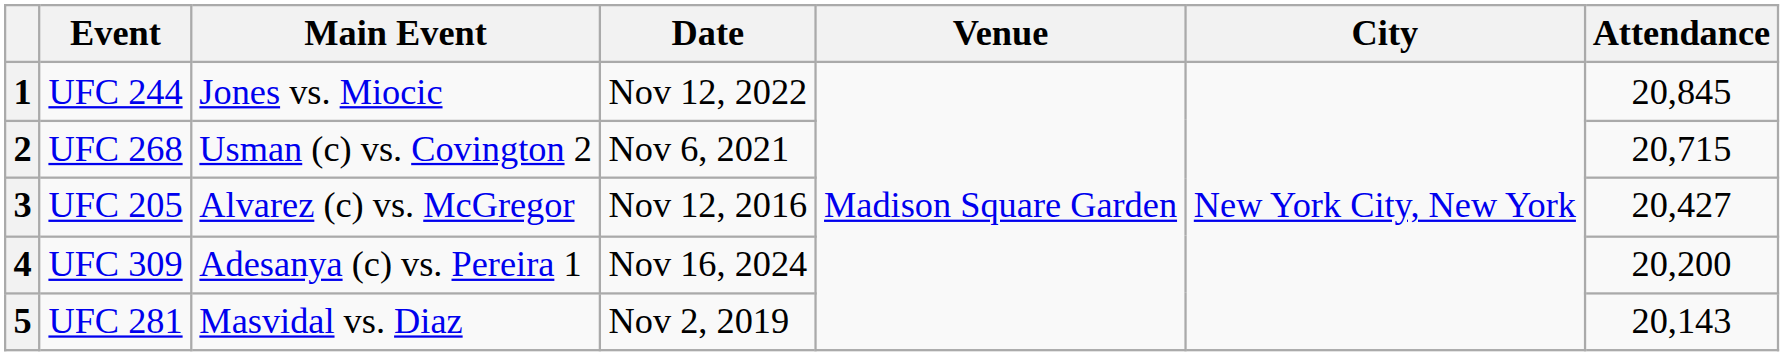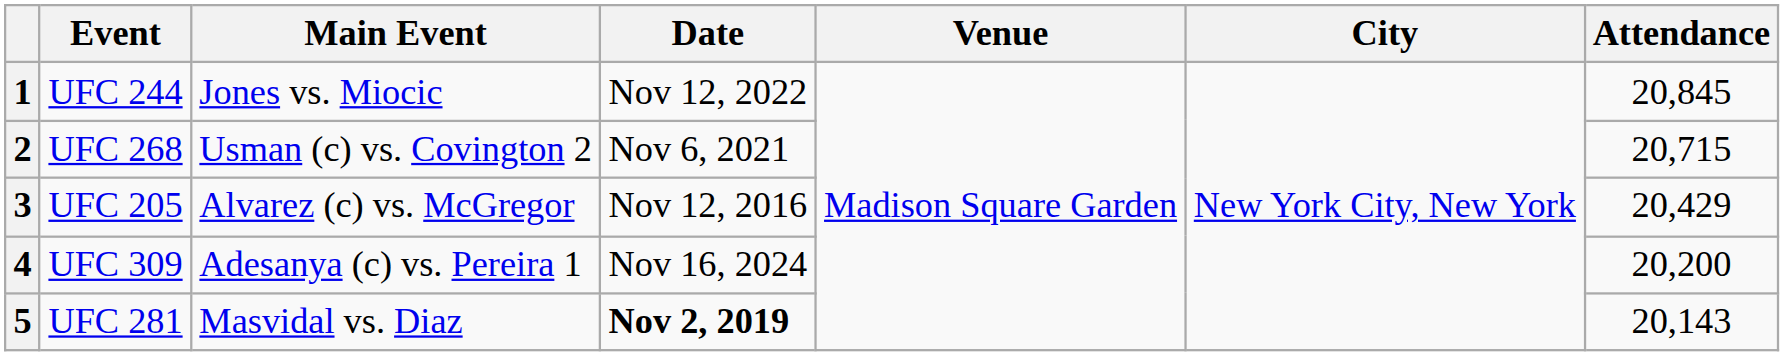(1681, 206) 20,427 -> (1681, 206) 20,429
(699, 321) normal -> (699, 321) bold
